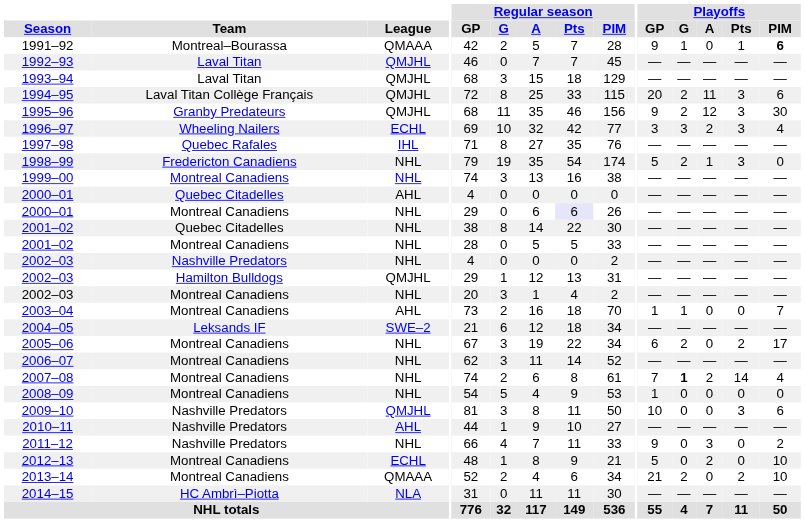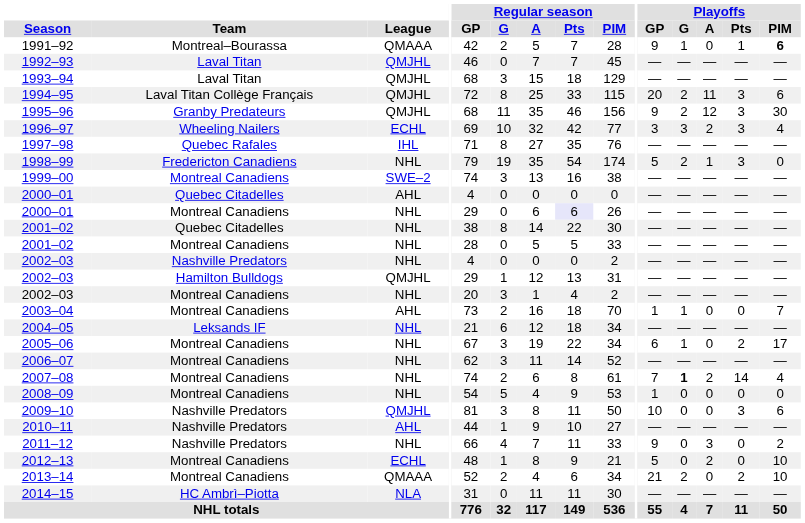(408, 178) NHL -> (408, 178) SWE–2
(408, 327) SWE–2 -> (408, 327) NHL
(684, 344) 2 -> (684, 344) 1
